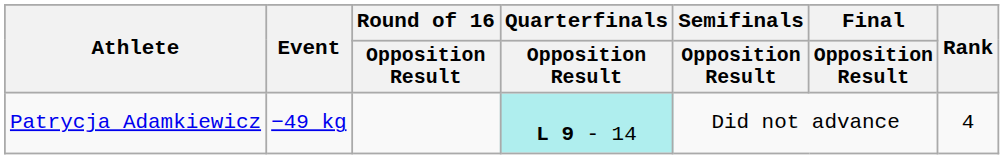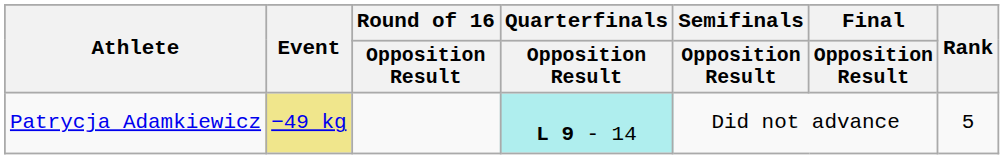(309, 123) no background -> (309, 123) khaki background
(968, 123) 4 -> (968, 123) 5
